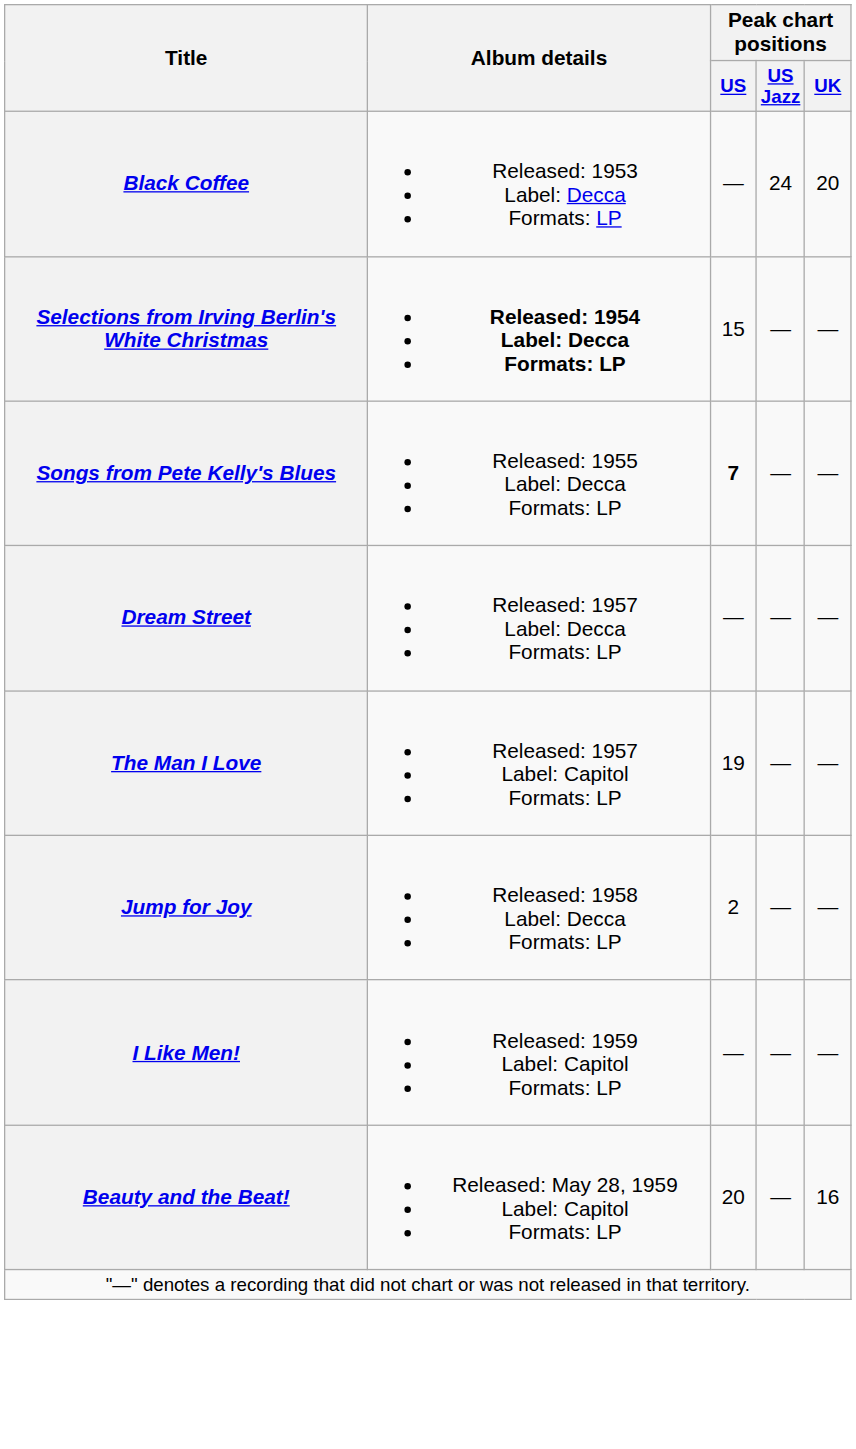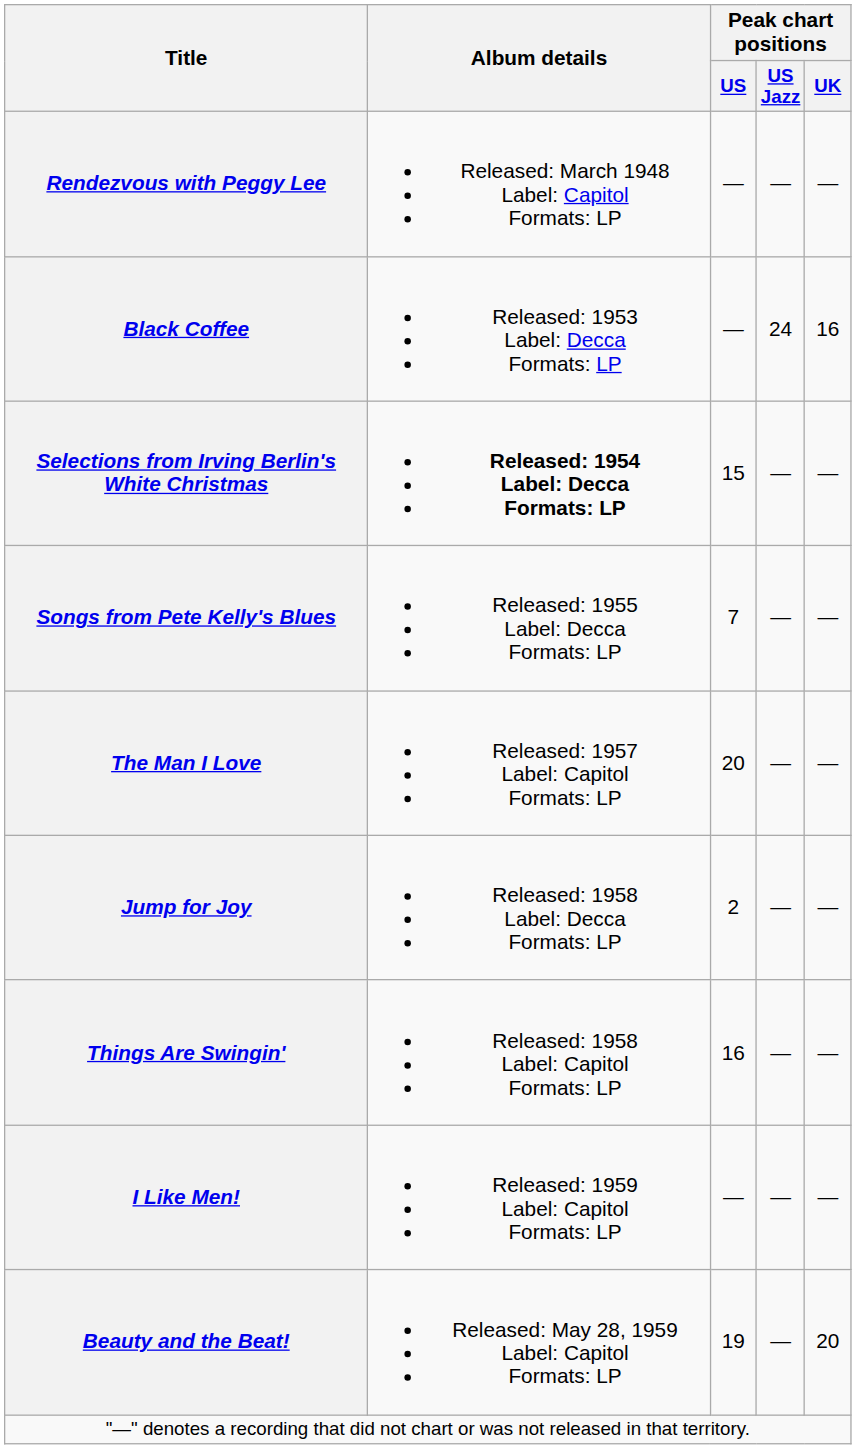+ row: (186, 183)
(828, 183) 20 -> (828, 328) 16
(733, 473) bold -> (733, 618) normal
- row: (186, 618)
(733, 762) 19 -> (733, 762) 20
+ row: (186, 1052)
(733, 1197) 20 -> (733, 1341) 19
(828, 1197) 16 -> (828, 1341) 20
